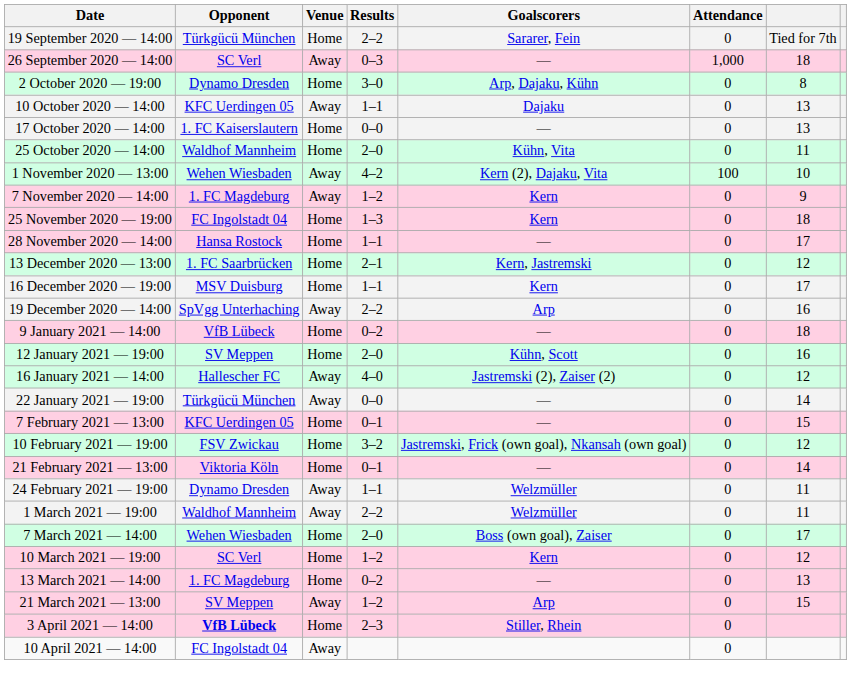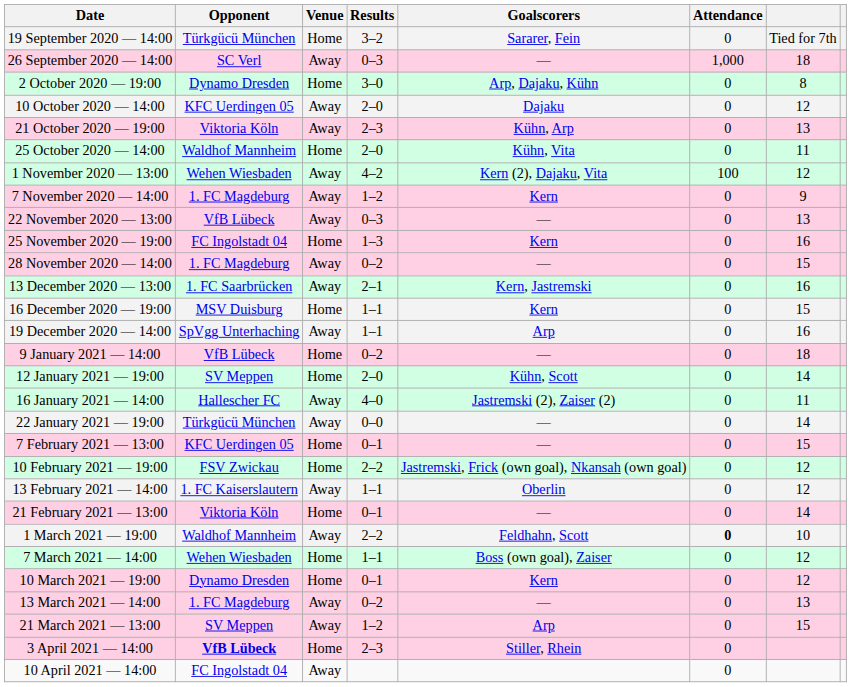(372, 38) 2–2 -> (372, 38) 3–2
(372, 106) 1–1 -> (372, 106) 2–0
(803, 106) 13 -> (803, 106) 12
- row: (90, 128)
+ row: (90, 128)
(803, 173) 10 -> (803, 173) 12
+ row: (90, 219)
(803, 219) 18 -> (803, 241) 16
(239, 241) Hansa Rostock -> (239, 264) 1. FC Magdeburg
(325, 241) Home -> (325, 264) Away
(372, 241) 1–1 -> (372, 264) 0–2
(803, 241) 17 -> (803, 264) 15
(325, 264) Home -> (325, 286) Away
(803, 264) 12 -> (803, 286) 16
(803, 286) 17 -> (803, 309) 15
(372, 309) 2–2 -> (372, 331) 1–1
(803, 354) 16 -> (803, 377) 14
(803, 377) 12 -> (803, 399) 11
(372, 444) 3–2 -> (372, 467) 2–2
+ row: (90, 490)
- row: (90, 490)
(544, 512) Welzmüller -> (544, 535) Feldhahn, Scott
(728, 512) normal -> (728, 535) bold
(803, 512) 11 -> (803, 535) 10
(372, 535) 2–0 -> (372, 557) 1–1
(803, 535) 17 -> (803, 557) 12
(239, 557) SC Verl -> (239, 580) Dynamo Dresden
(372, 557) 1–2 -> (372, 580) 0–1
(325, 580) Home -> (325, 602) Away
